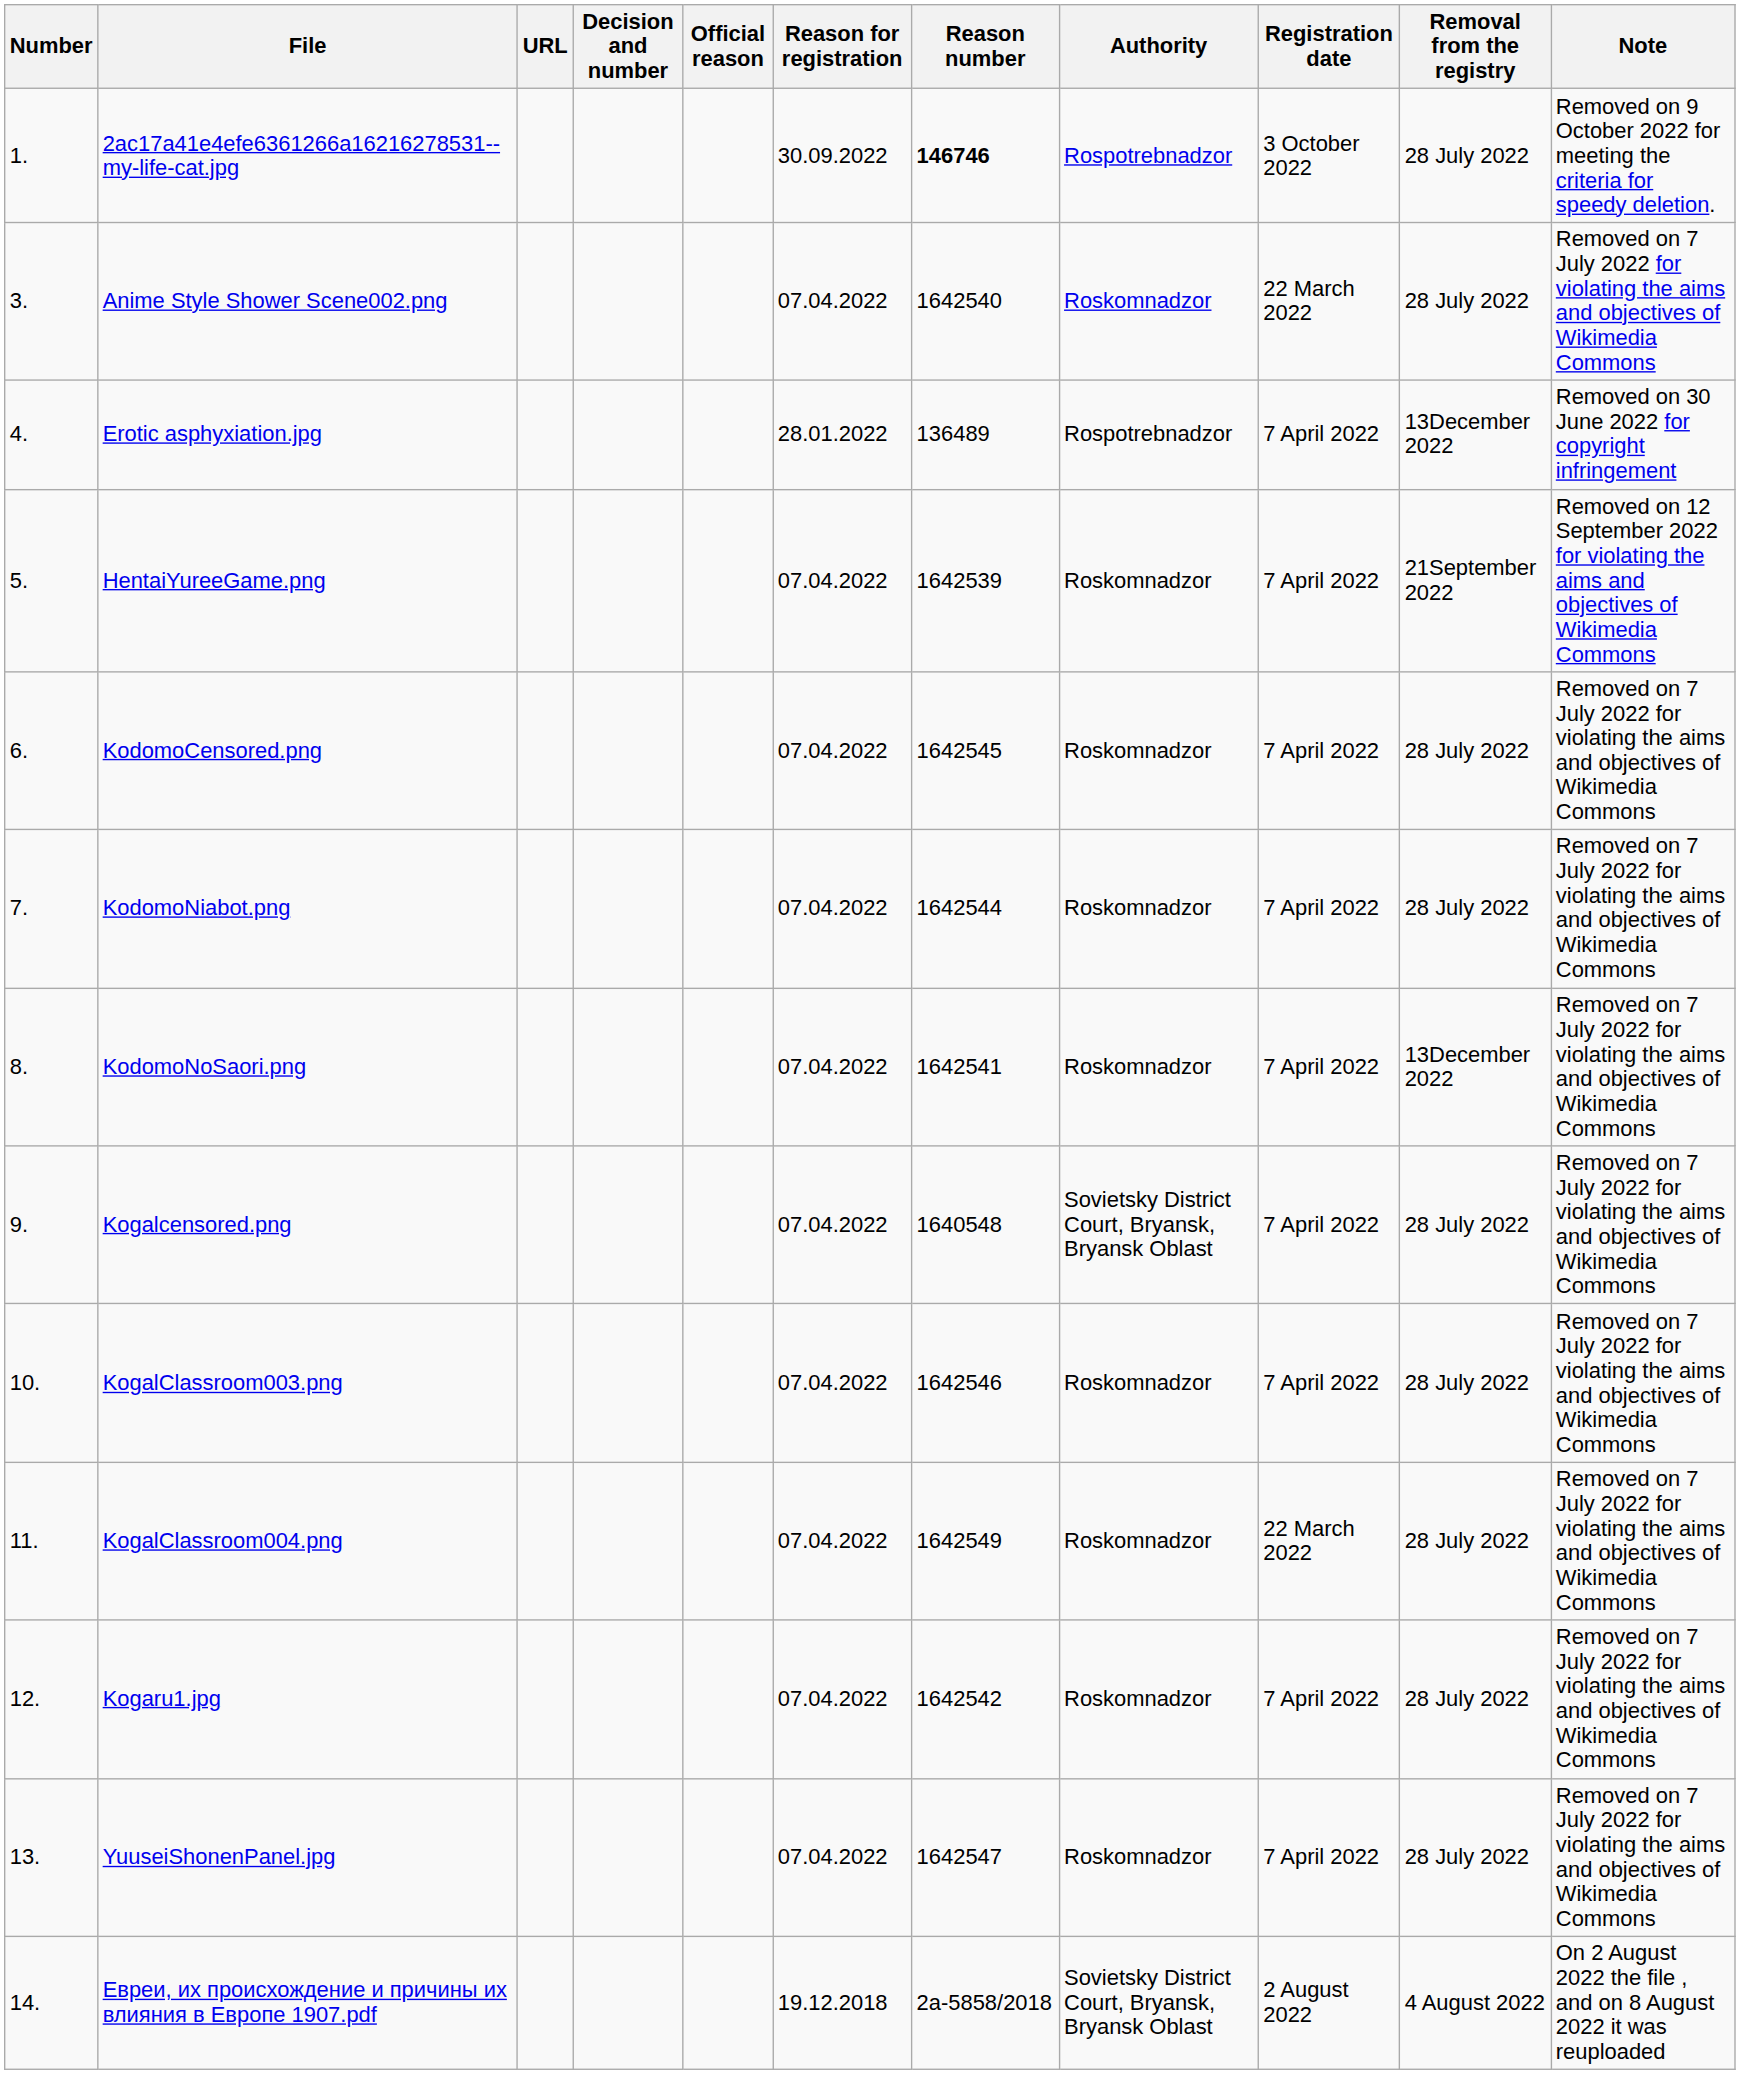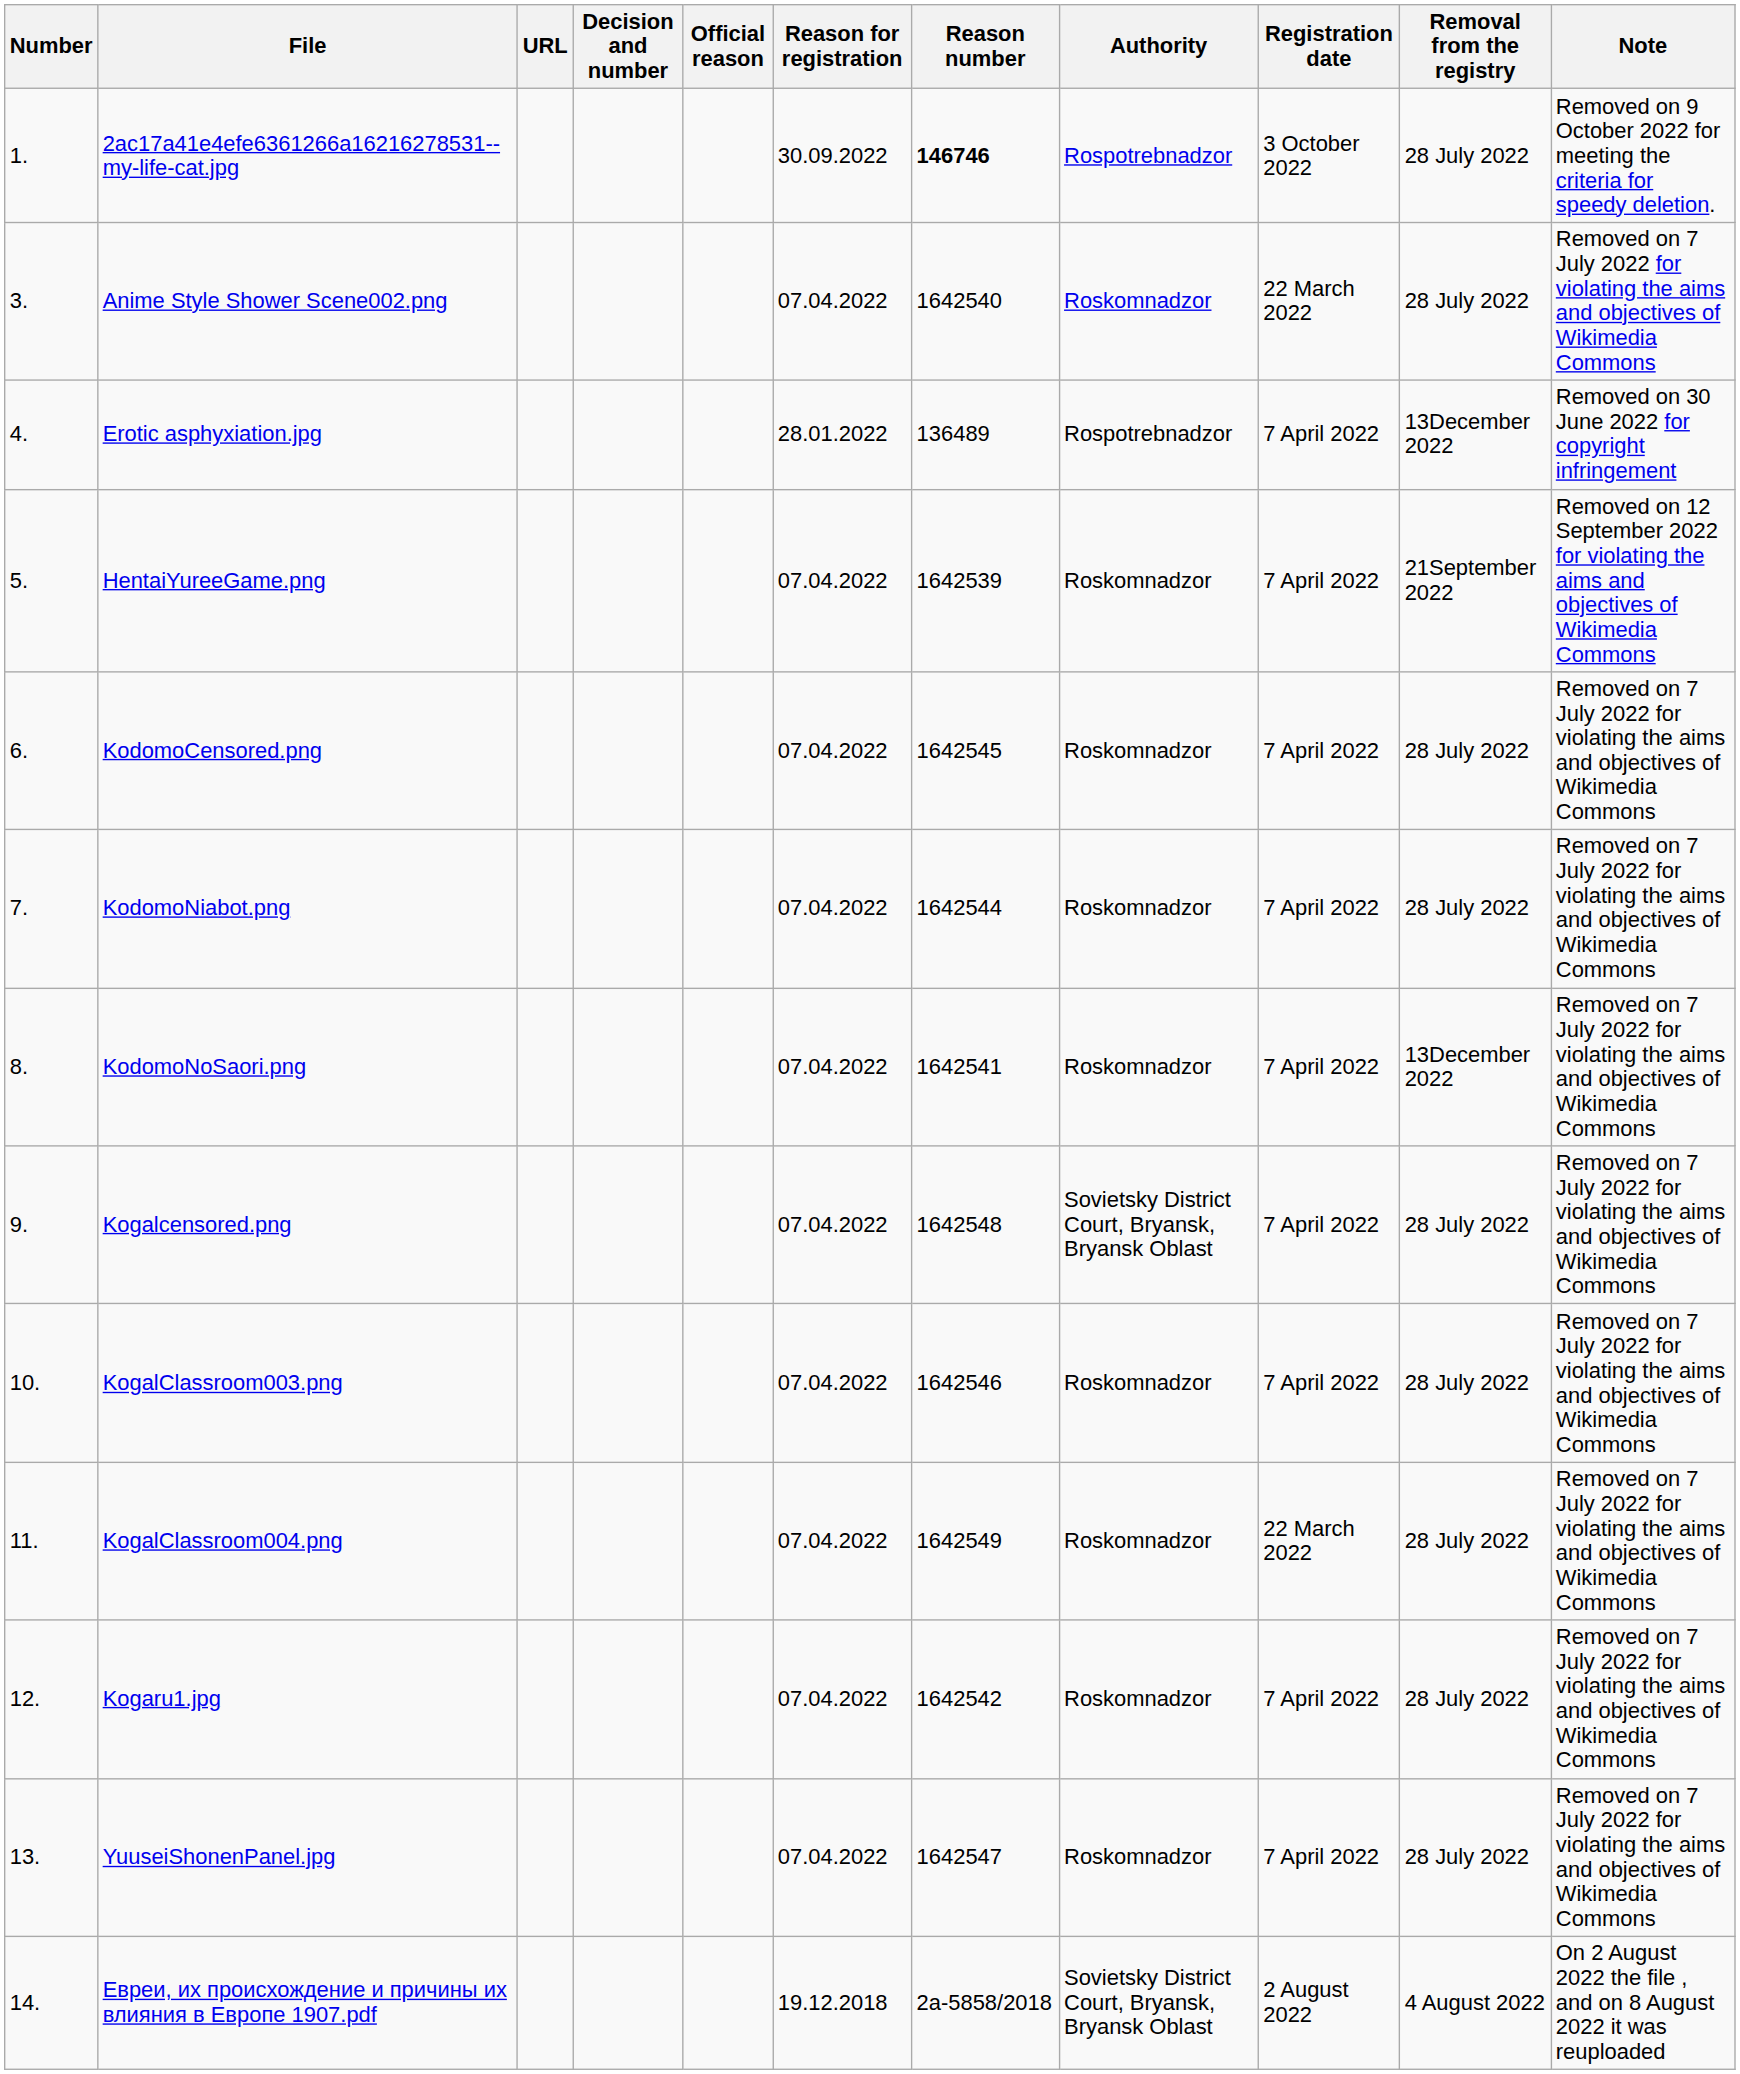(959, 1224) 1640548 -> (959, 1224) 1642548
